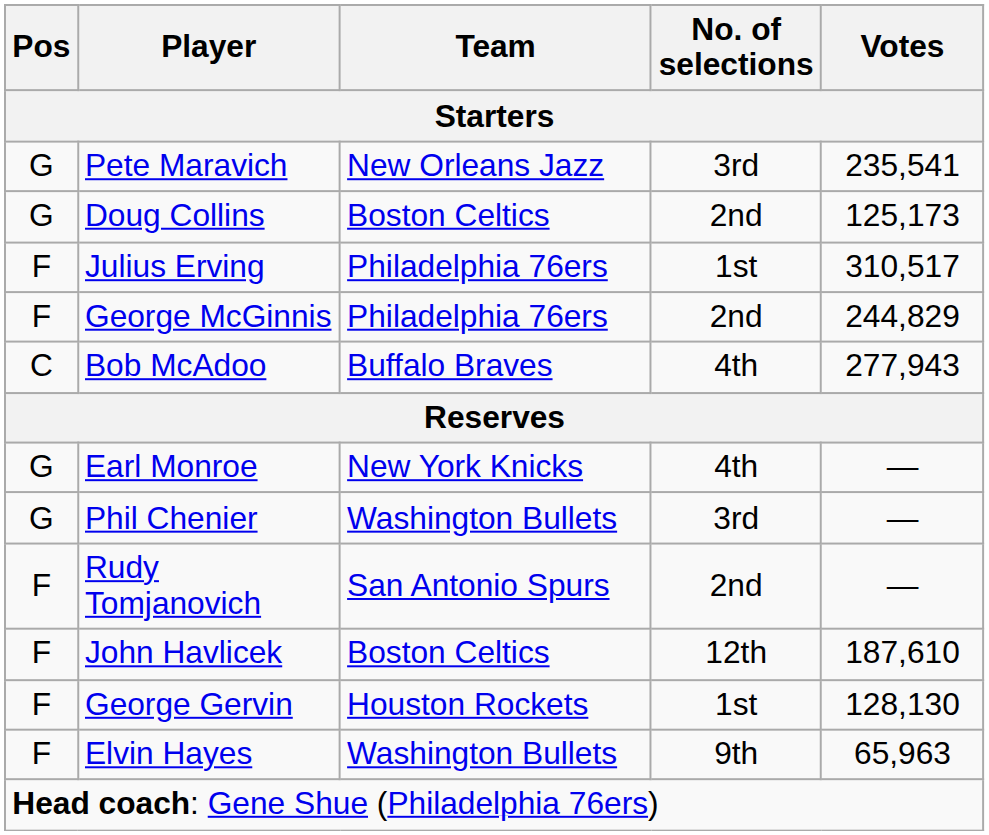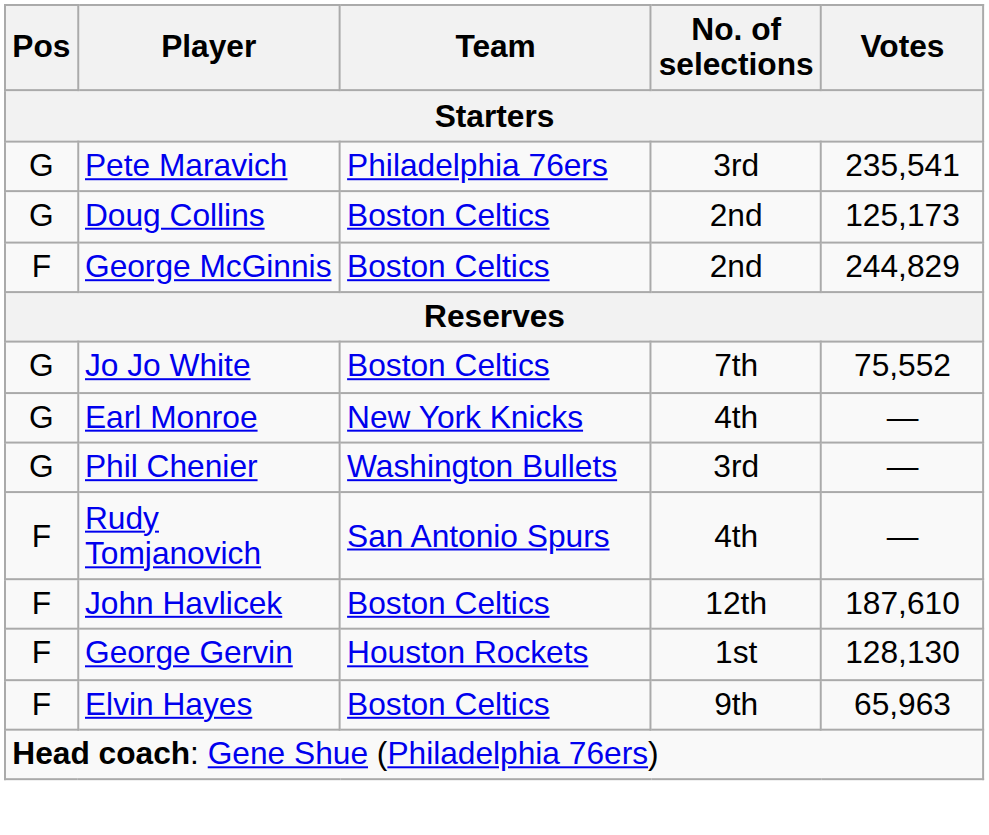(476, 165) New Orleans Jazz -> (477, 165) Philadelphia 76ers
- row: (175, 266)
(477, 316) Philadelphia 76ers -> (448, 266) Boston Celtics
- row: (176, 366)
+ row: (168, 366)
(736, 585) 2nd -> (736, 535) 4th
(482, 754) Washington Bullets -> (448, 703) Boston Celtics
